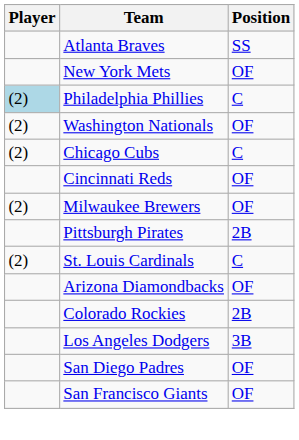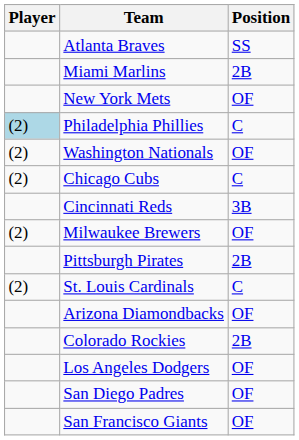+ row: (114, 71)
(243, 179) OF -> (242, 206) 3B
(242, 340) 3B -> (243, 367) OF
